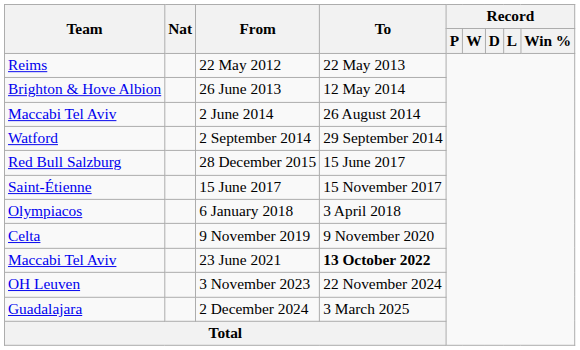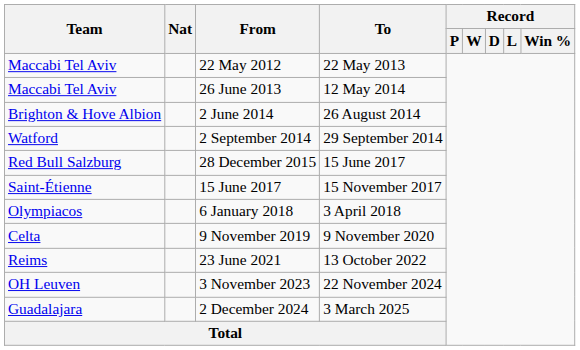(28, 65) Reims -> (62, 65) Maccabi Tel Aviv
(85, 89) Brighton & Hove Albion -> (62, 89) Maccabi Tel Aviv
(62, 114) Maccabi Tel Aviv -> (85, 114) Brighton & Hove Albion
(62, 260) Maccabi Tel Aviv -> (28, 260) Reims
(377, 260) bold -> (375, 260) normal
